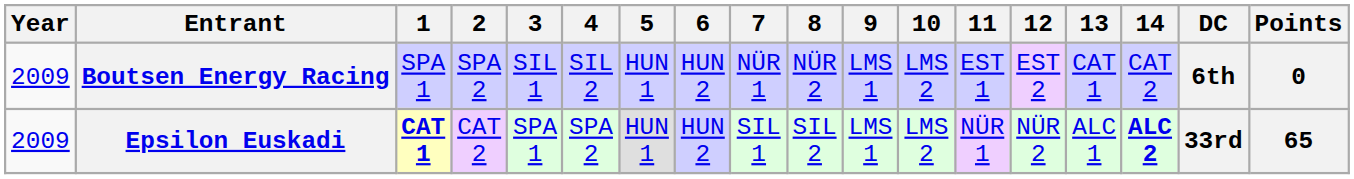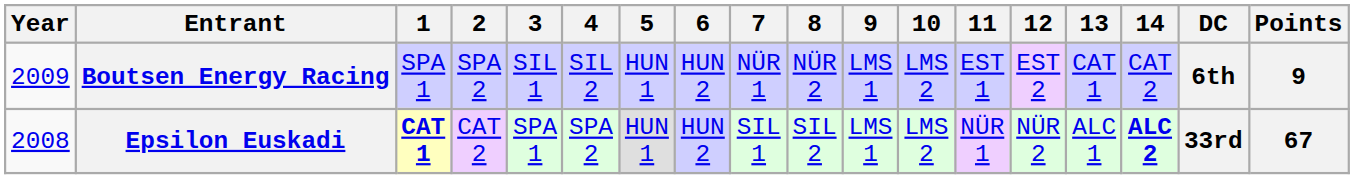(1298, 76) 0 -> (1298, 76) 9
(40, 141) 2009 -> (40, 141) 2008
(1298, 141) 65 -> (1298, 141) 67
